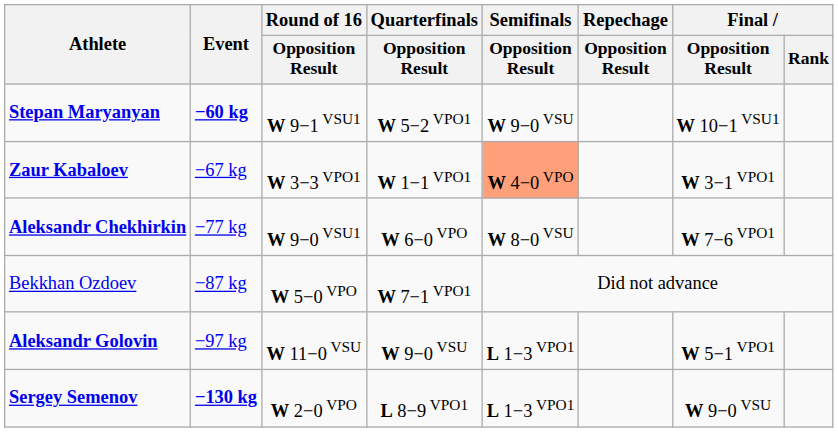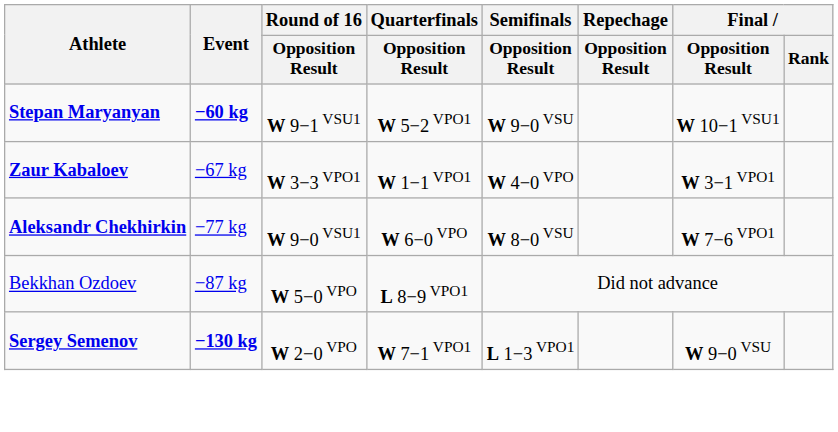(531, 180) lightsalmon background -> (531, 180) no background
(424, 294) W 7−1 VPO1 -> (424, 294) L 8−9 VPO1
- row: (83, 341)
(424, 409) L 8−9 VPO1 -> (424, 352) W 7−1 VPO1
